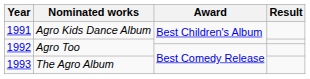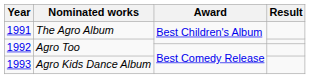(94, 30) Agro Kids Dance Album -> (75, 30) The Agro Album
(75, 64) The Agro Album -> (94, 64) Agro Kids Dance Album
